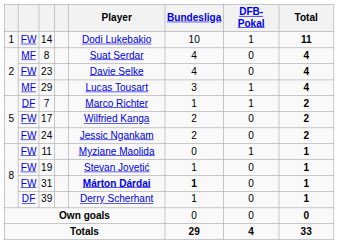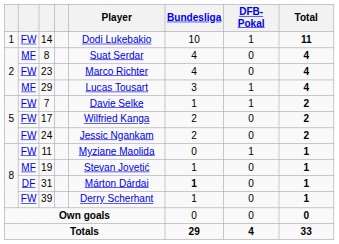(117, 71) Davie Selke -> (117, 71) Marco Richter
(29, 103) DF -> (29, 103) FW
(117, 103) Marco Richter -> (117, 103) Davie Selke
(29, 167) FW -> (29, 167) MF
(29, 183) FW -> (29, 183) DF
(117, 183) bold -> (117, 183) normal
(29, 199) DF -> (29, 199) FW
